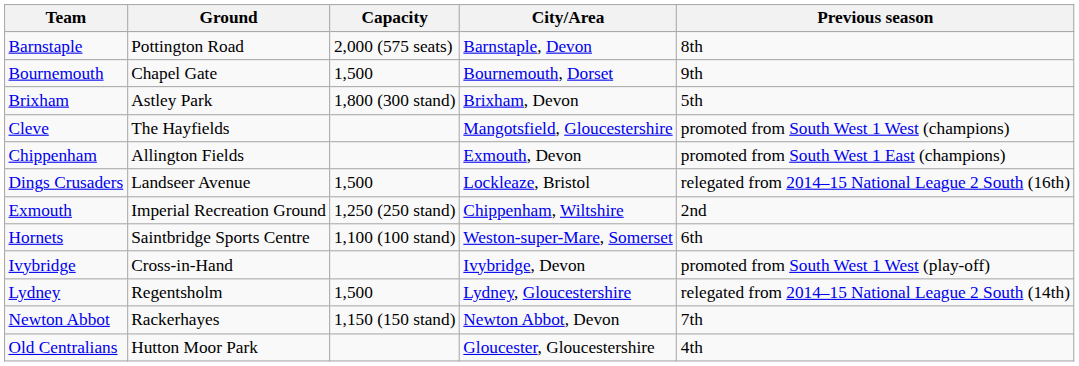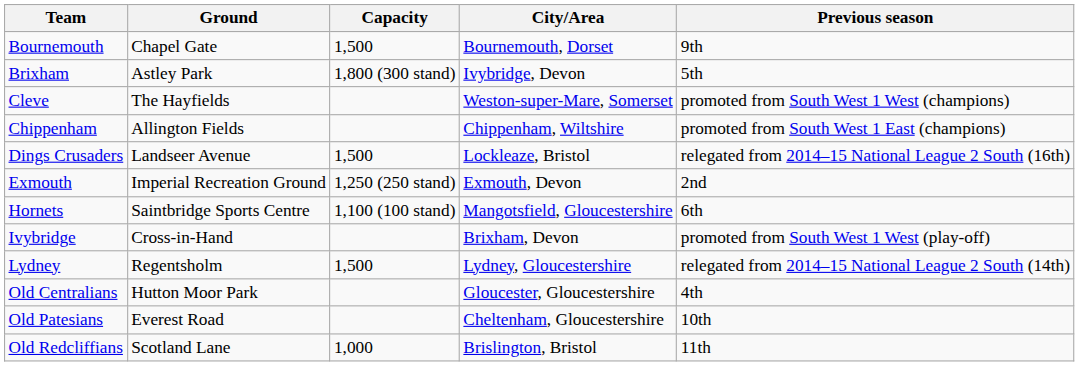- row: (45, 45)
(521, 100) Brixham, Devon -> (524, 73) Ivybridge, Devon
(568, 127) Mangotsfield, Gloucestershire -> (568, 100) Weston-super-Mare, Somerset
(522, 155) Exmouth, Devon -> (544, 127) Chippenham, Wiltshire
(544, 210) Chippenham, Wiltshire -> (522, 182) Exmouth, Devon
(568, 237) Weston-super-Mare, Somerset -> (568, 210) Mangotsfield, Gloucestershire
(524, 264) Ivybridge, Devon -> (521, 237) Brixham, Devon
- row: (59, 319)
+ row: (56, 319)
+ row: (66, 347)
